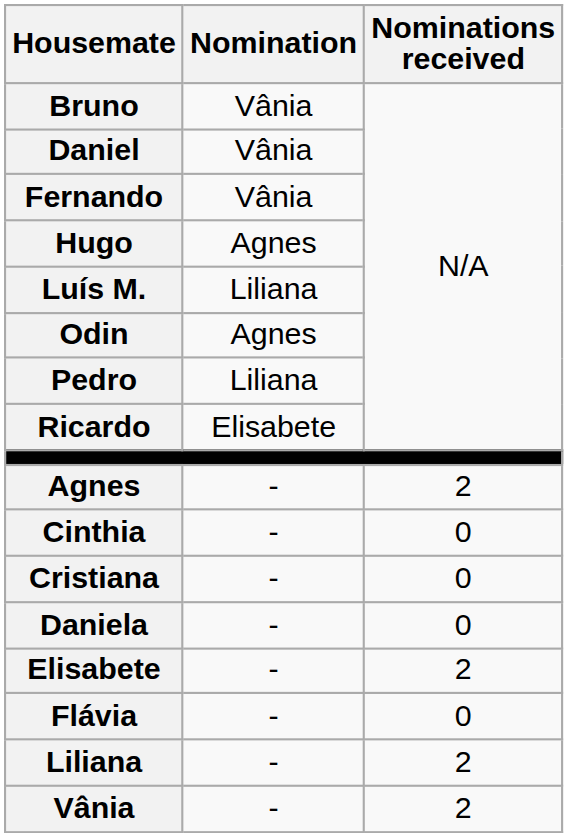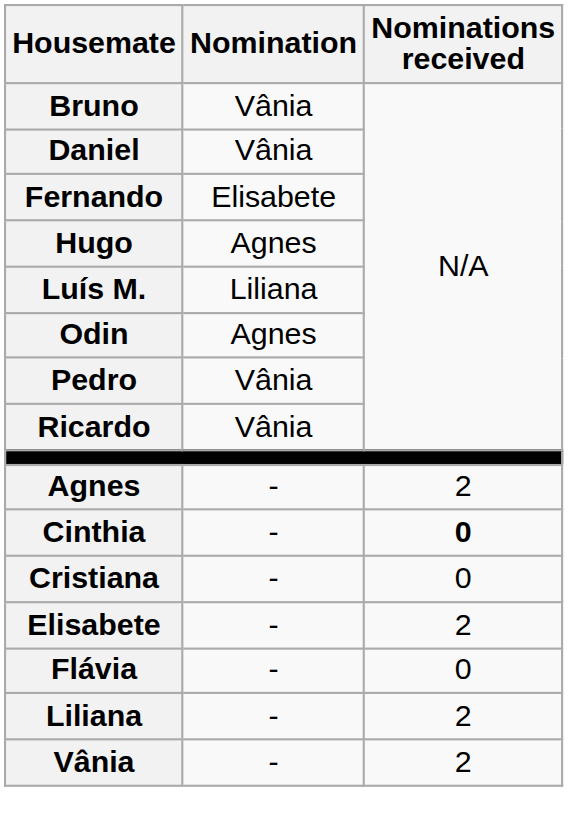(274, 197) Vânia -> (274, 197) Elisabete
(274, 380) Liliana -> (274, 380) Vânia
(274, 426) Elisabete -> (274, 426) Vânia
(463, 532) normal -> (463, 532) bold
- row: (94, 624)
